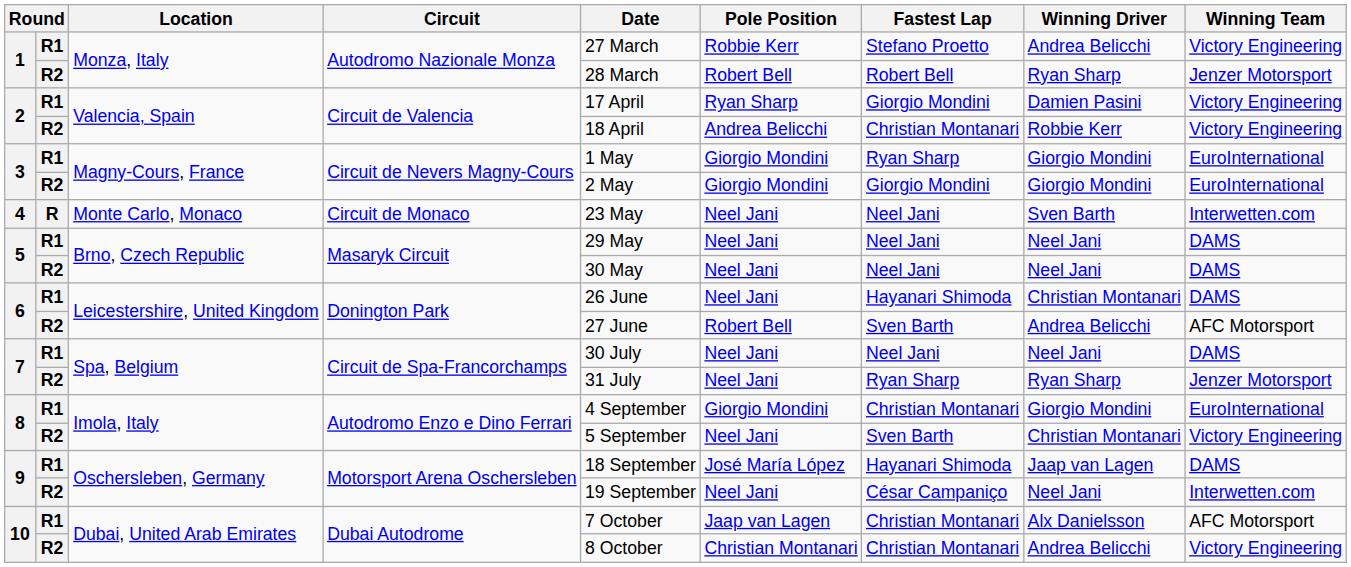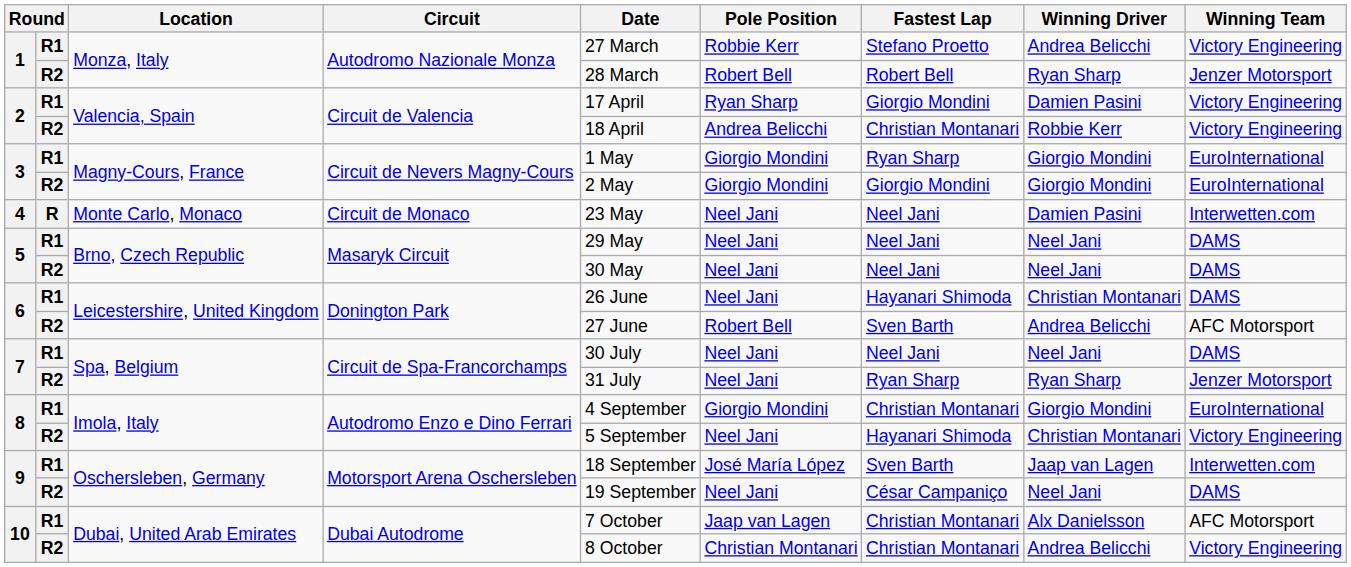(1071, 213) Sven Barth -> (1085, 213) Damien Pasini
(910, 436) Sven Barth -> (939, 436) Hayanari Shimoda
(939, 464) Hayanari Shimoda -> (910, 464) Sven Barth
(1215, 464) DAMS -> (1252, 464) Interwetten.com
(1252, 492) Interwetten.com -> (1215, 492) DAMS
